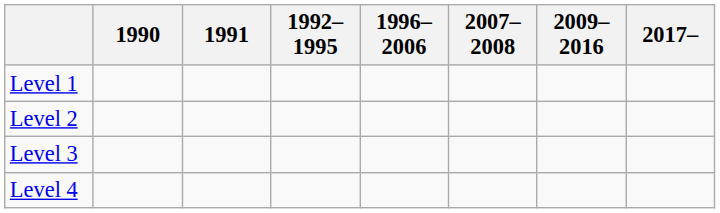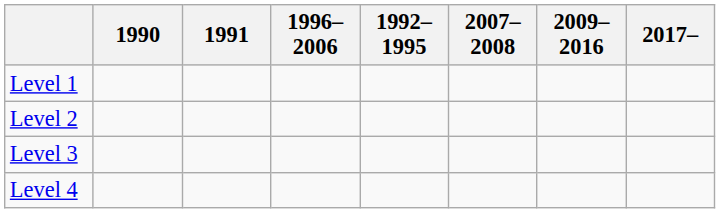columns swapped: (315, 34) <-> (404, 34)
